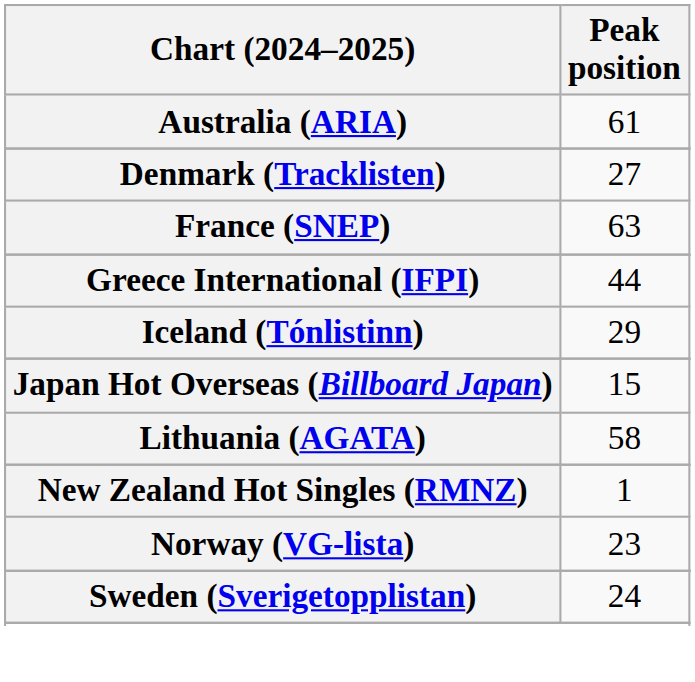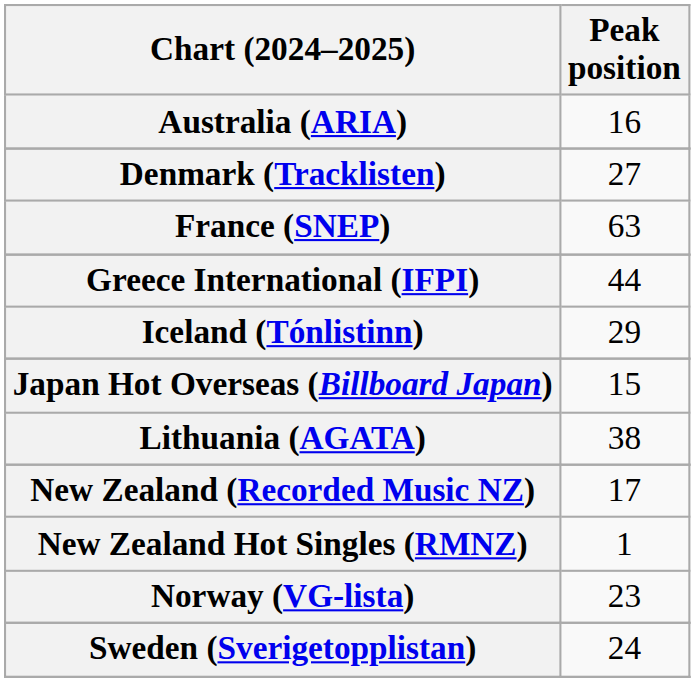(624, 121) 61 -> (624, 121) 16
(624, 437) 58 -> (624, 437) 38
+ row: (283, 490)
